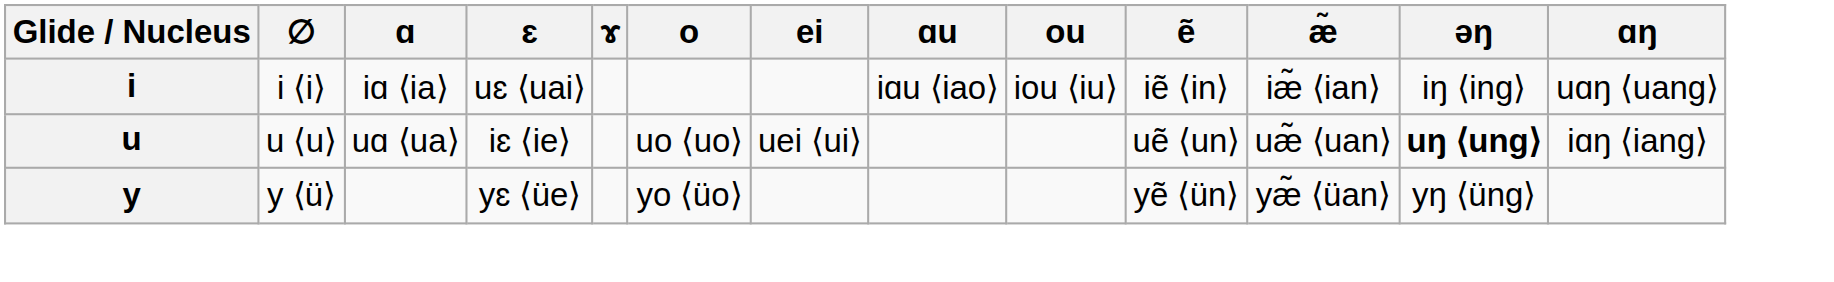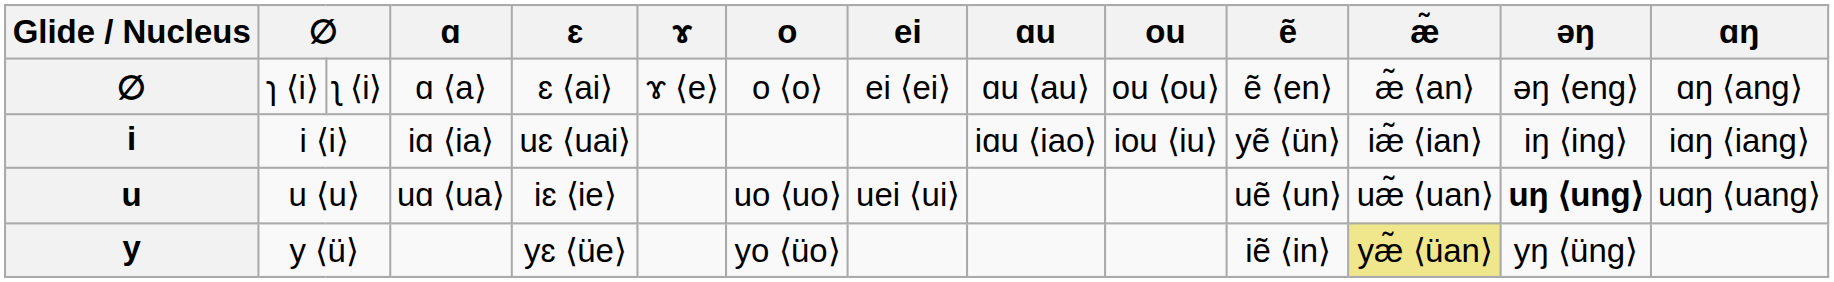+ row: (292, 87)
(1186, 87) iẽ ⟨in⟩ -> (1288, 141) yẽ ⟨ün⟩
(1637, 87) uɑŋ ⟨uang⟩ -> (1739, 141) iɑŋ ⟨iang⟩
(1637, 141) iɑŋ ⟨iang⟩ -> (1739, 195) uɑŋ ⟨uang⟩
(1186, 195) yẽ ⟨ün⟩ -> (1288, 250) iẽ ⟨in⟩
(1323, 195) no background -> (1425, 250) khaki background
